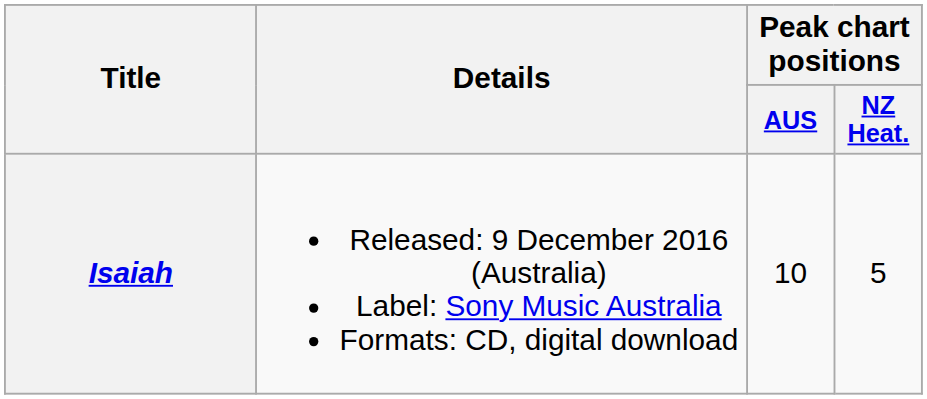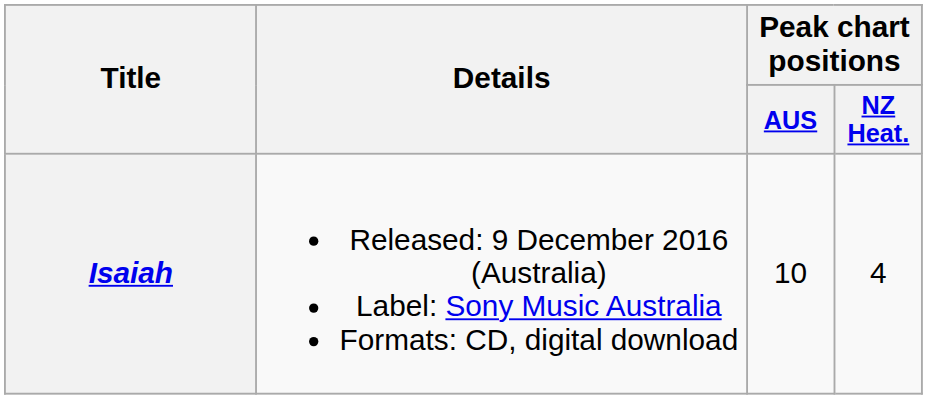(878, 273) 5 -> (878, 273) 4
